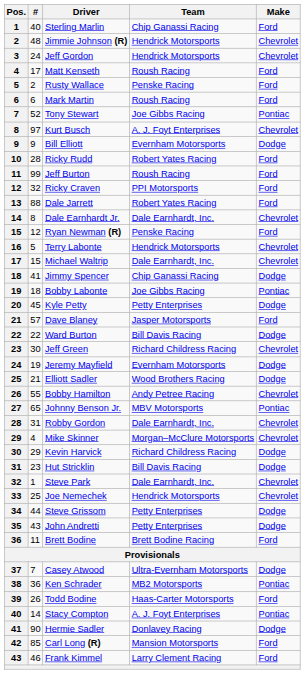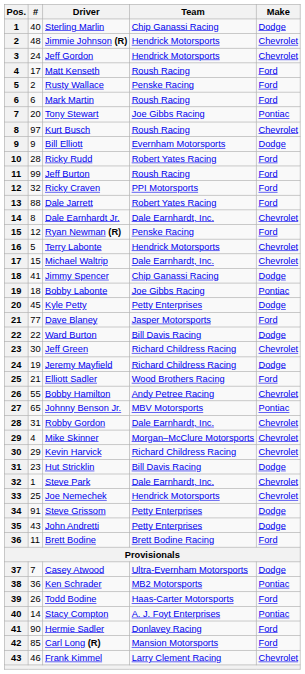(268, 27) Ford -> (272, 27) Dodge
(35, 115) 52 -> (35, 115) 20
(176, 129) A. J. Foyt Enterprises -> (161, 129) Roush Racing
(35, 320) 57 -> (35, 320) 77
(179, 364) Evernham Motorsports -> (184, 364) Richard Childress Racing
(272, 379) Dodge -> (268, 379) Ford
(272, 452) Dodge -> (278, 452) Chevrolet
(35, 511) 44 -> (35, 511) 91
(272, 628) Dodge -> (268, 628) Ford
(268, 658) Ford -> (278, 658) Chevrolet
